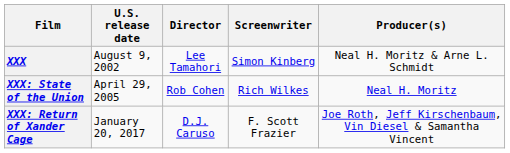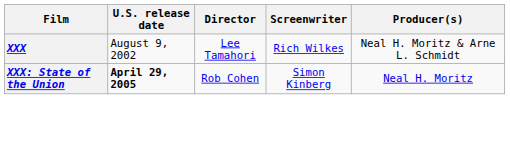(273, 61) Simon Kinberg -> (309, 49) Rich Wilkes
(123, 91) normal -> (139, 79) bold
(273, 91) Rich Wilkes -> (309, 79) Simon Kinberg
- row: (42, 127)
